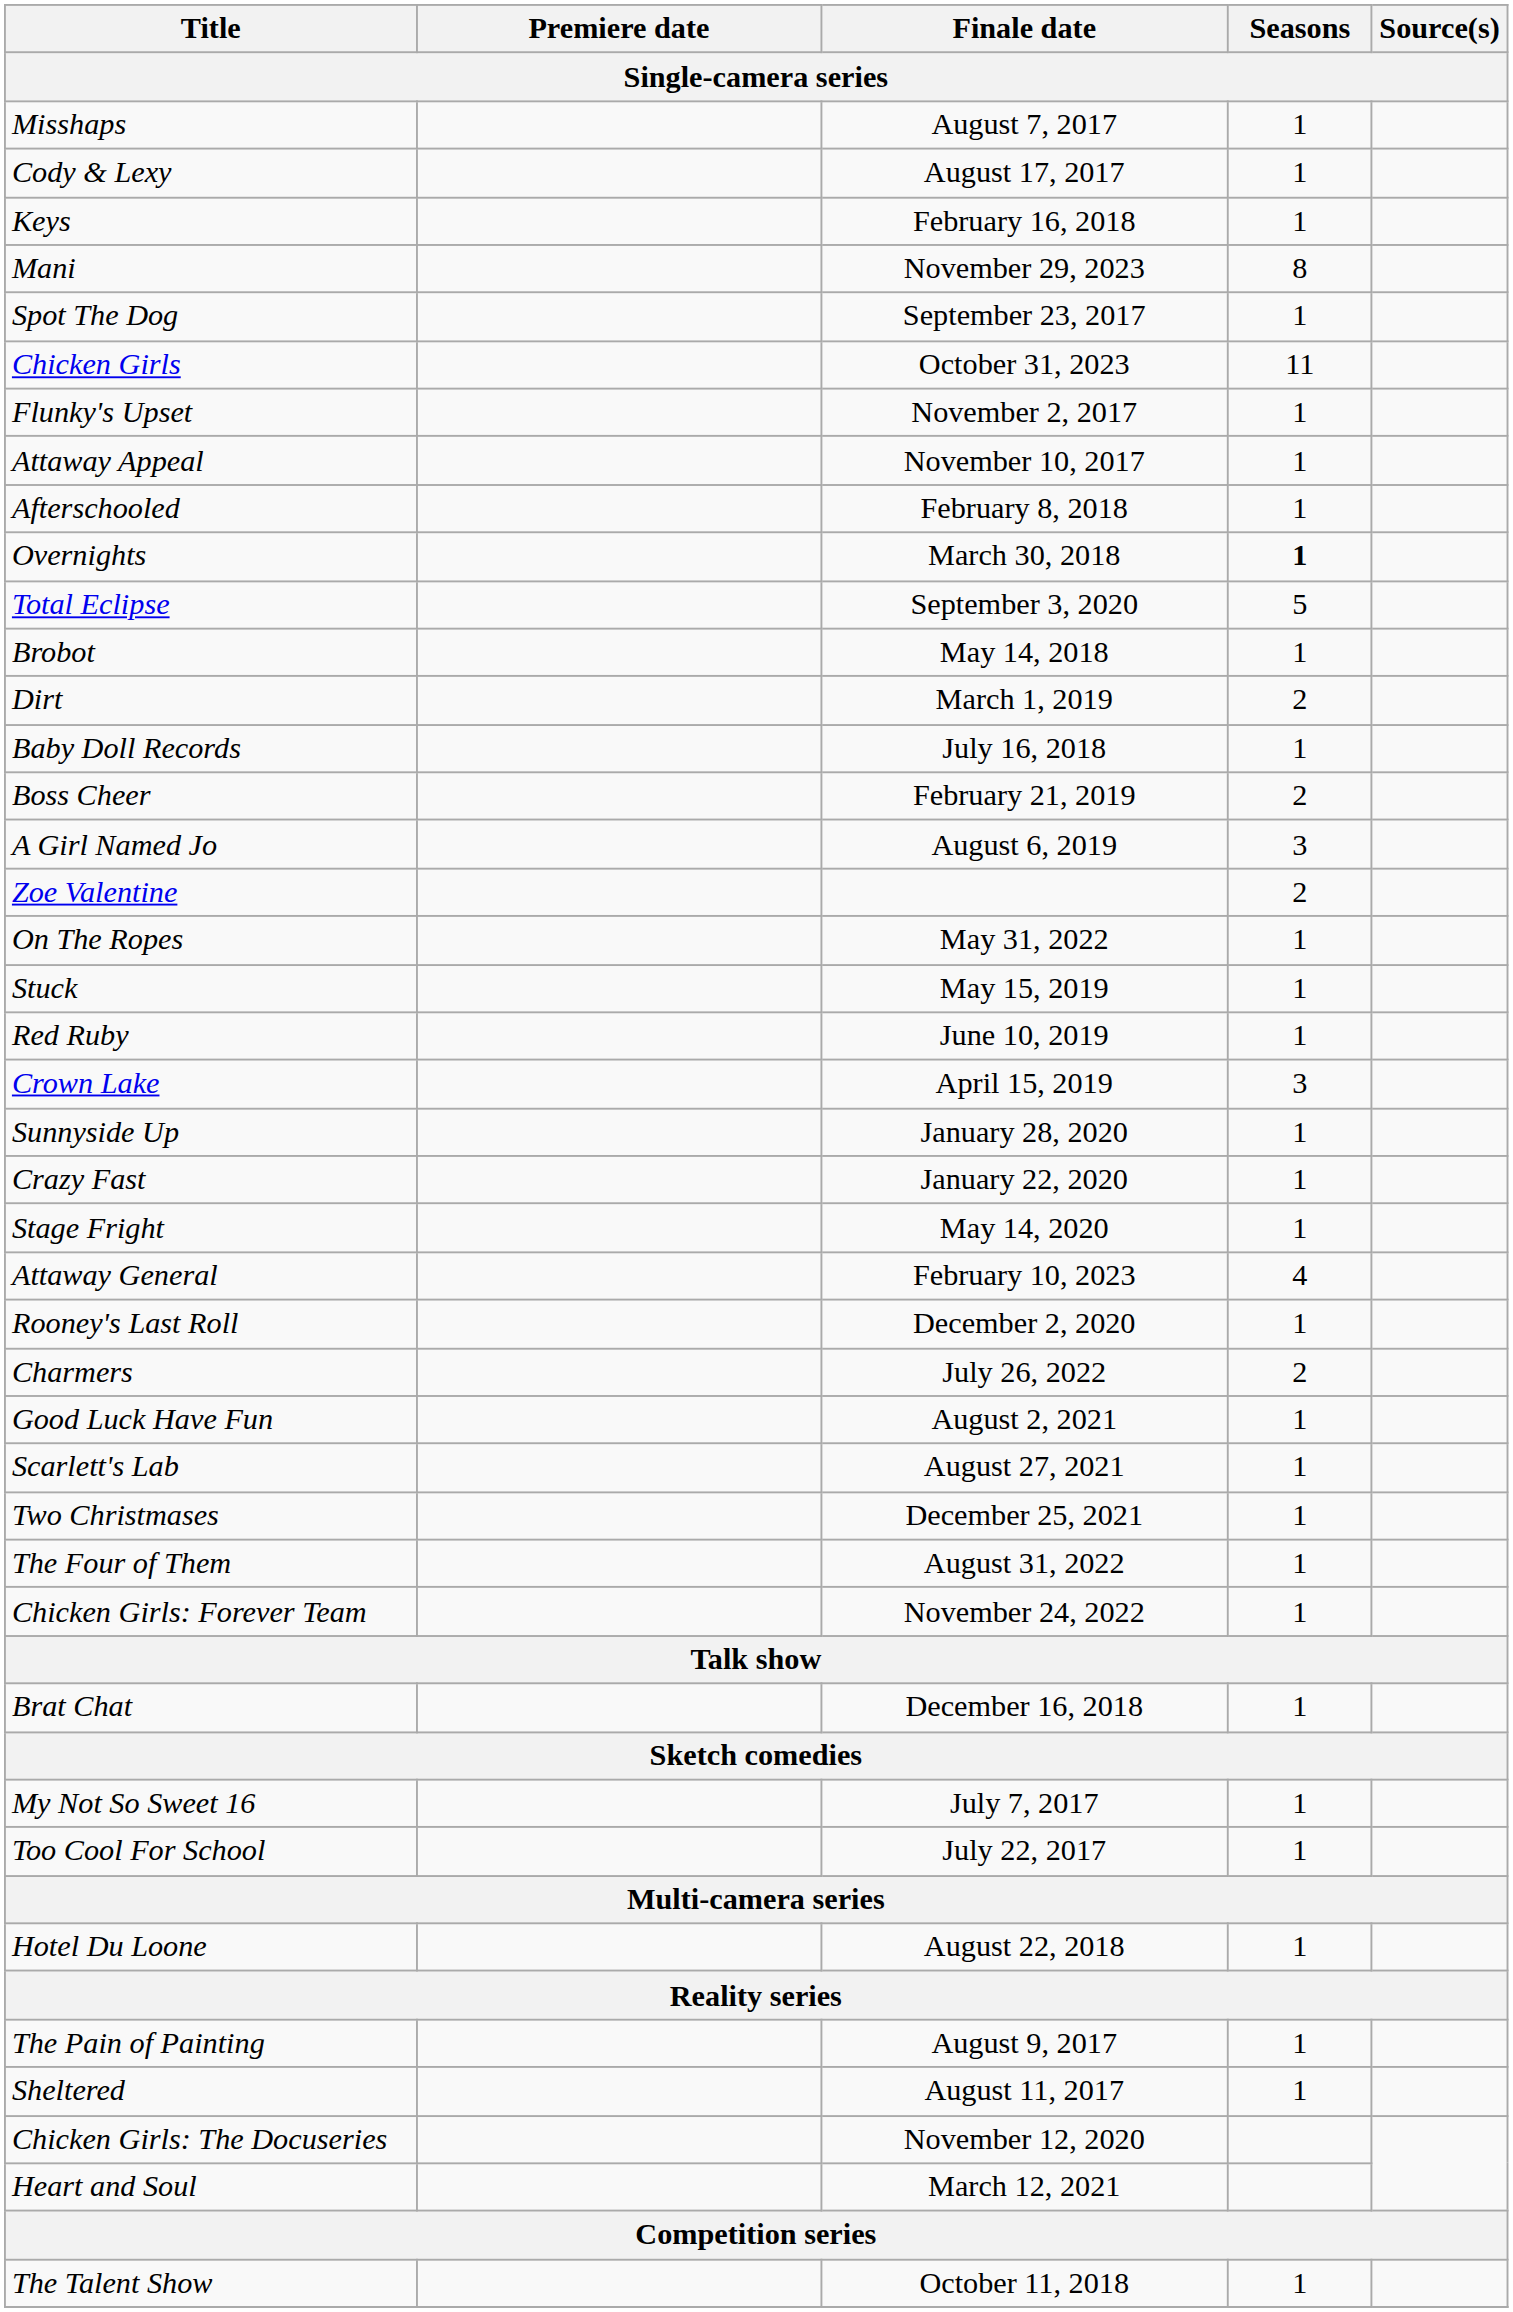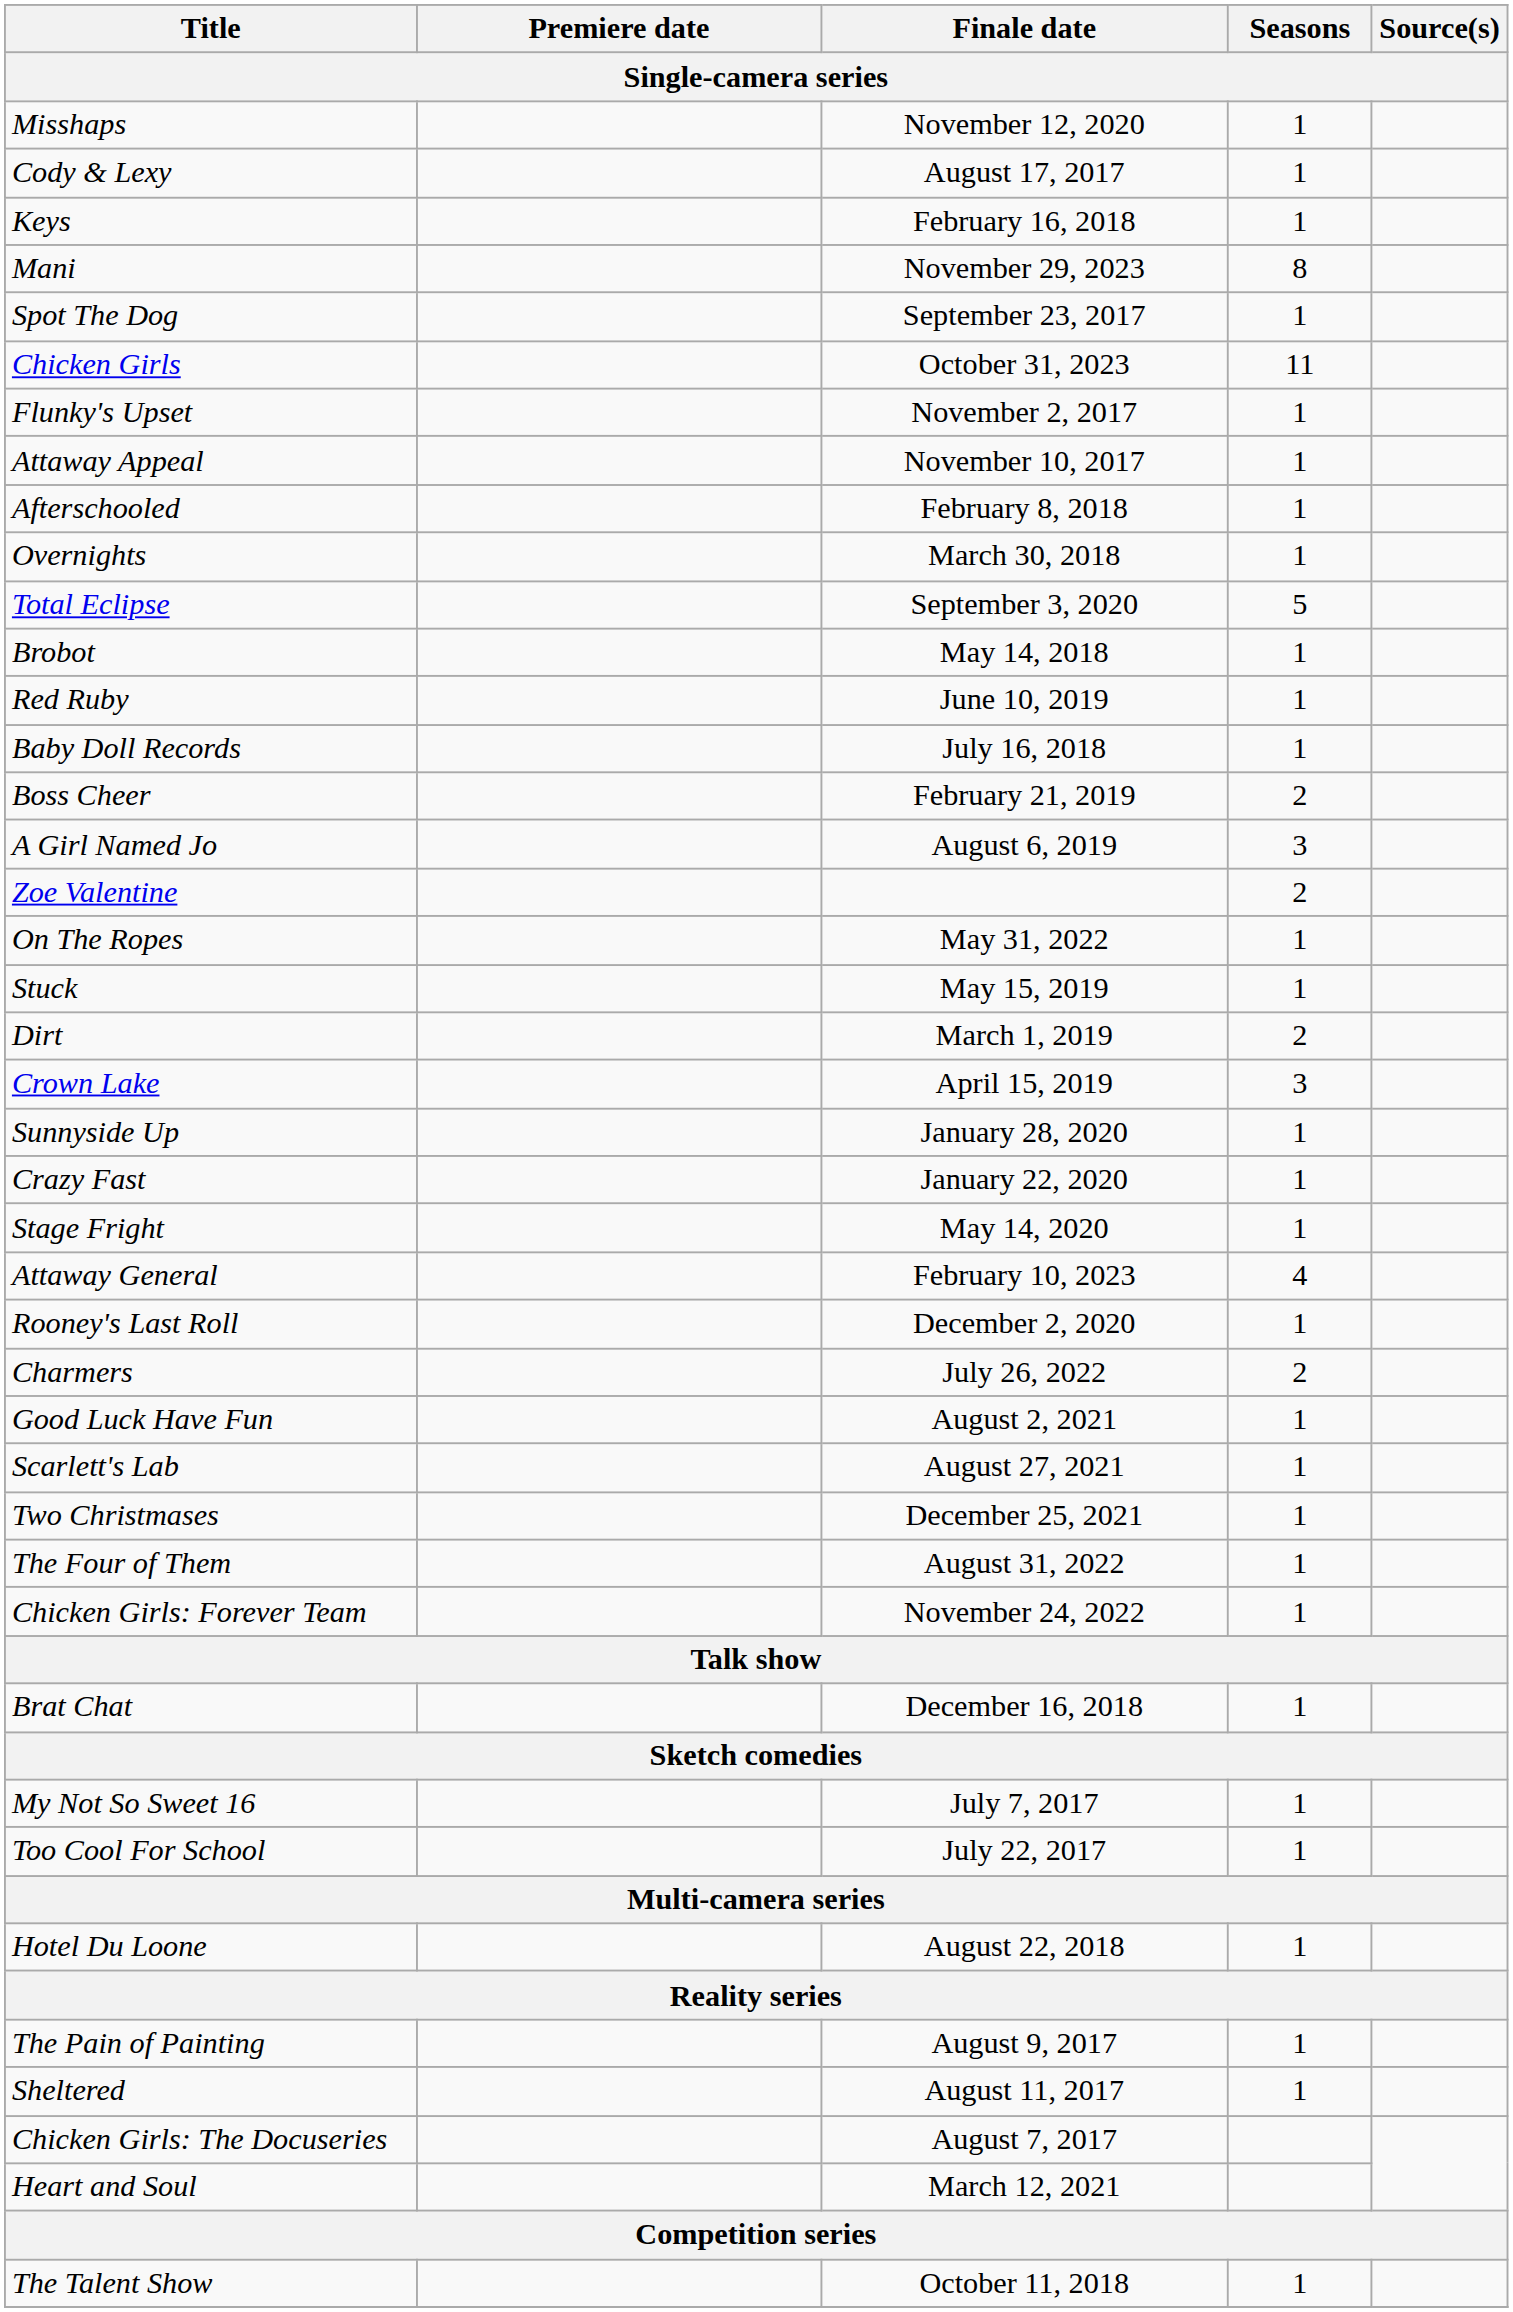(1024, 124) August 7, 2017 -> (1024, 124) November 12, 2020
(1300, 556) bold -> (1300, 556) normal
rows swapped: (37, 699) <-> (70, 1035)
(1024, 2138) November 12, 2020 -> (1024, 2138) August 7, 2017
